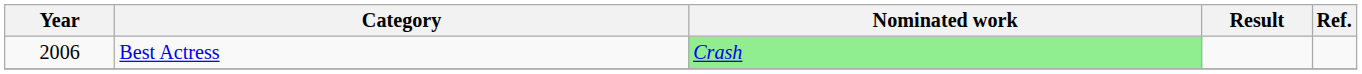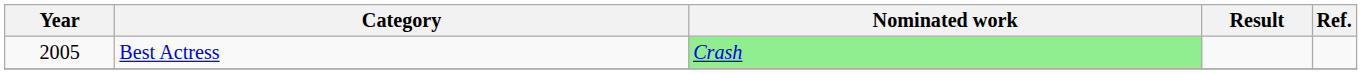(60, 52) 2006 -> (60, 52) 2005
